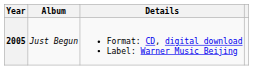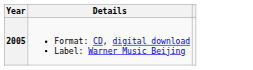- column: (54, 11)
